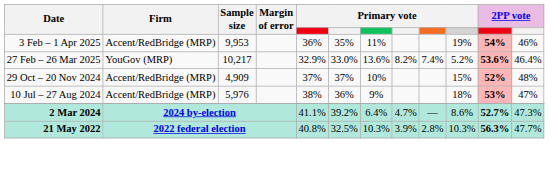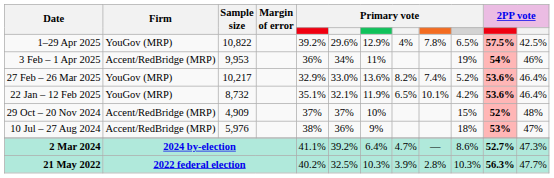+ row: (69, 43)
(344, 43) 35% -> (344, 60) 34%
+ row: (55, 95)
(312, 129) 40.8% -> (312, 164) 40.2%
